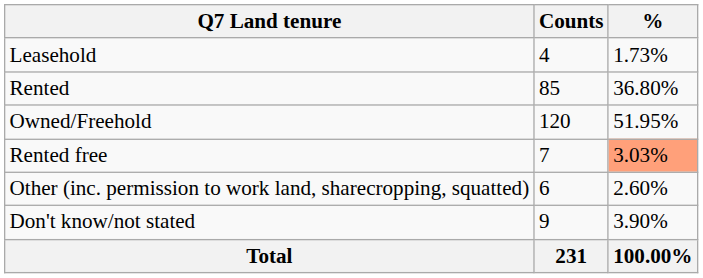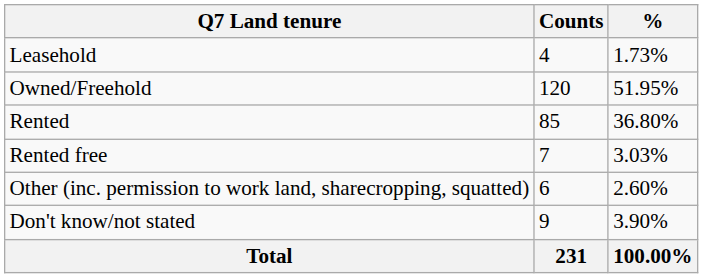rows swapped: (80, 121) <-> (39, 88)
(640, 155) lightsalmon background -> (640, 155) no background
